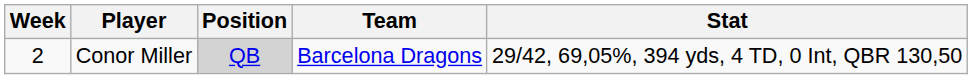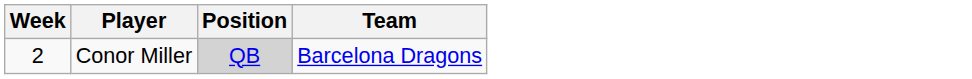- column: (727, 21)
